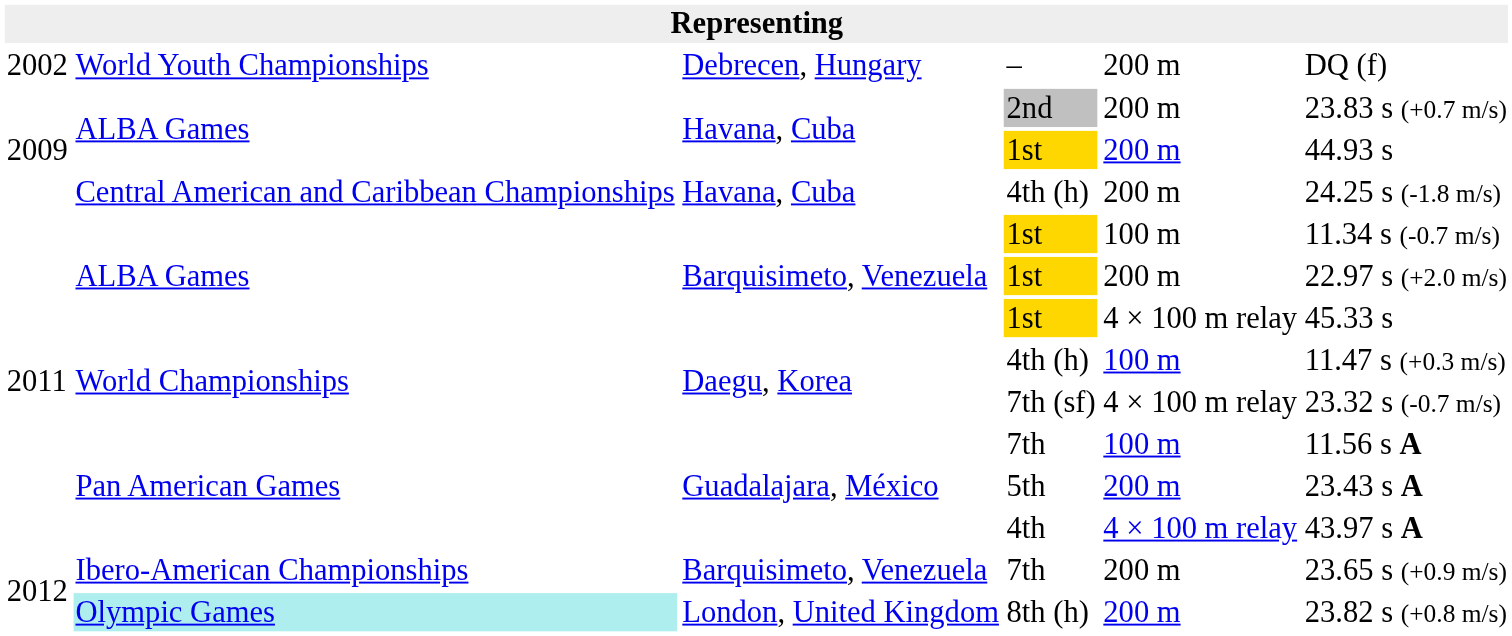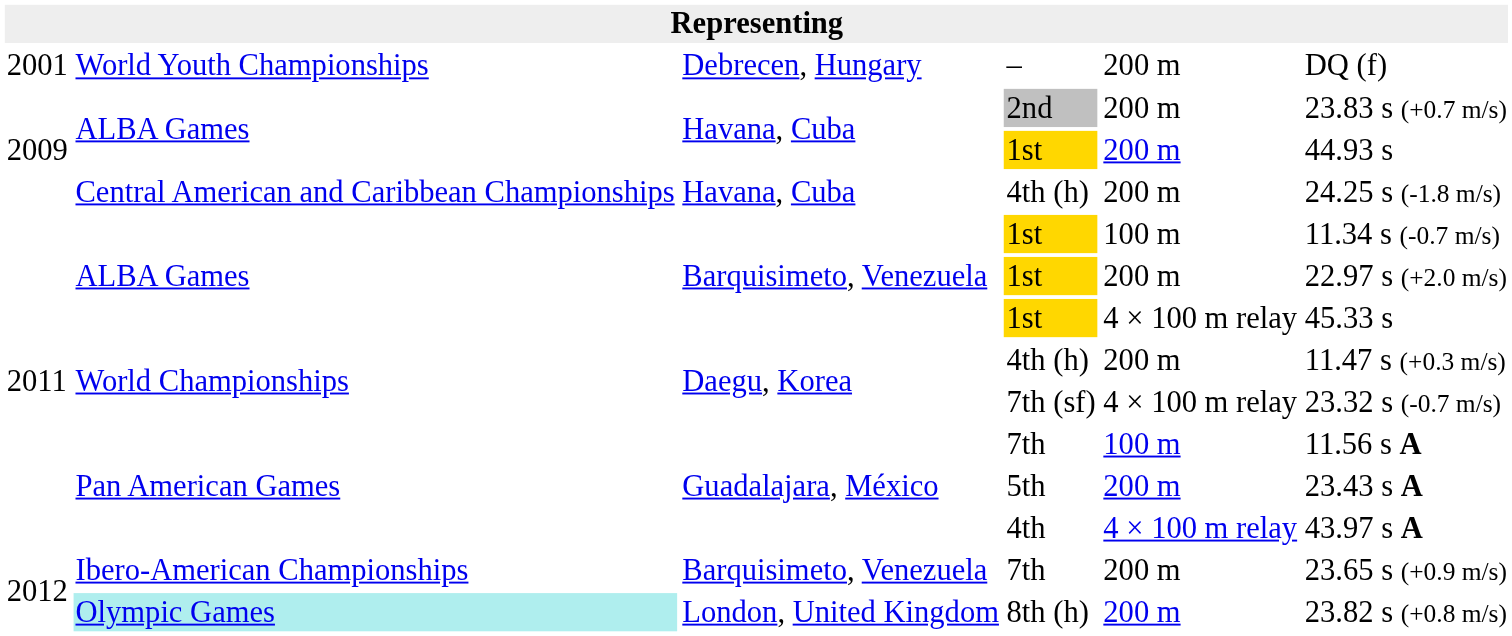(37, 65) 2002 -> (37, 65) 2001
(1142, 359) 100 m -> (1142, 359) 200 m
